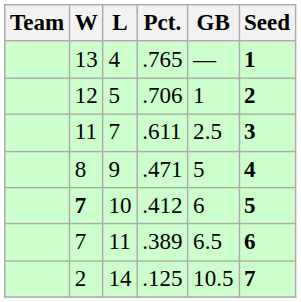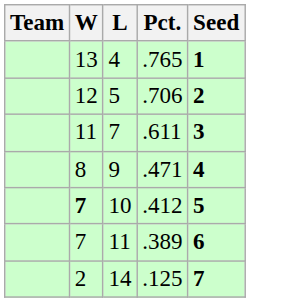- column: (213, 22)
